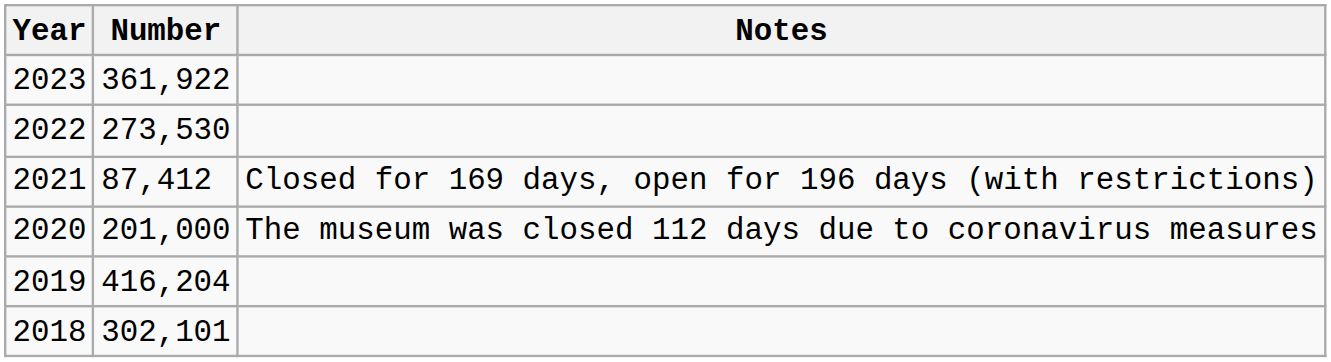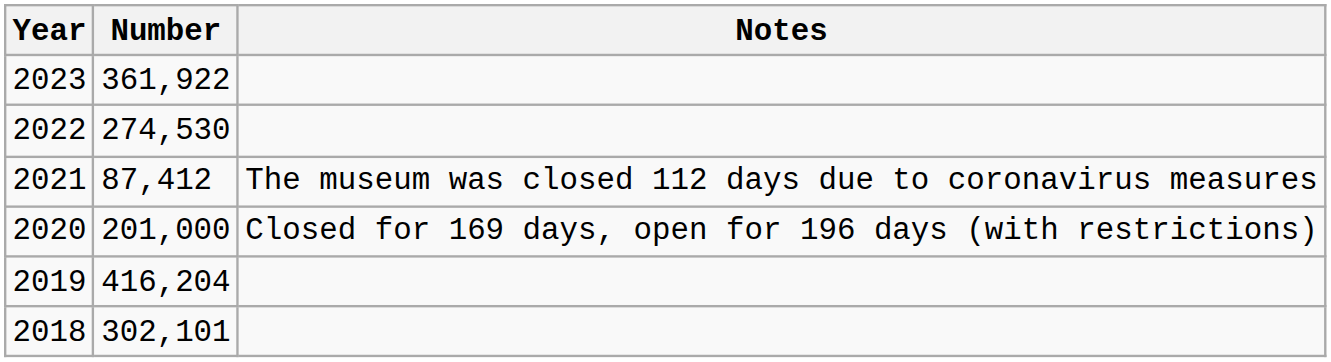(166, 131) 273,530 -> (166, 131) 274,530
(781, 181) Closed for 169 days, open for 196 days (with restrictions) -> (781, 181) The museum was closed 112 days due to coronavirus measures
(781, 231) The museum was closed 112 days due to coronavirus measures -> (781, 231) Closed for 169 days, open for 196 days (with restrictions)
